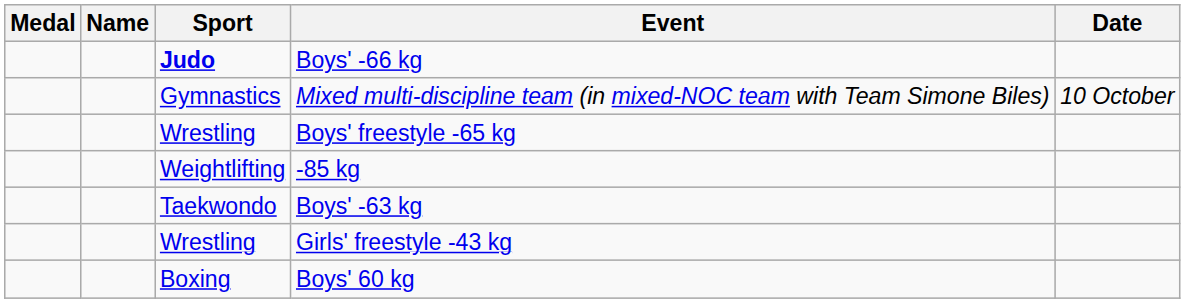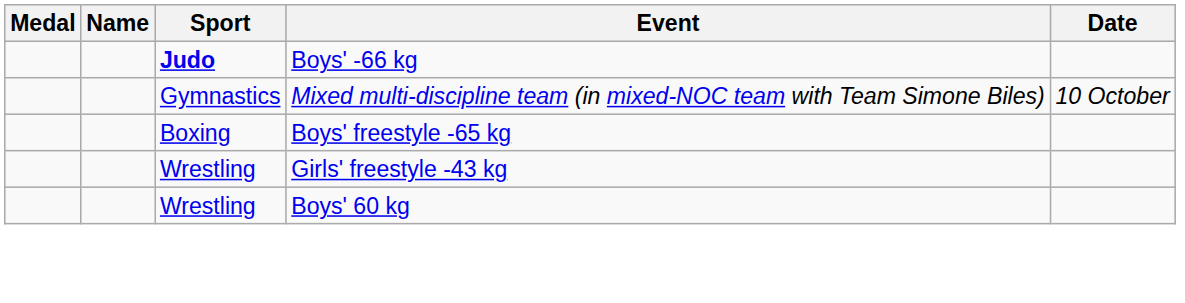(208, 133) Wrestling -> (195, 133) Boxing
- row: (328, 170)
- row: (359, 206)
(195, 279) Boxing -> (208, 206) Wrestling
